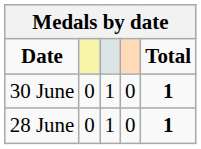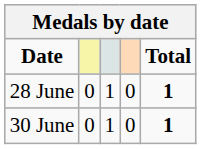rows swapped: (42, 125) <-> (42, 90)
